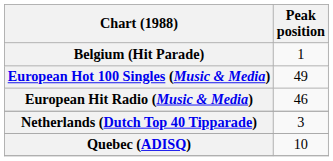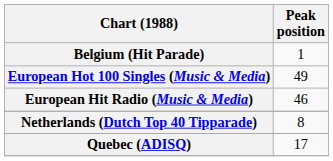(301, 122) 3 -> (301, 122) 8
(301, 144) 10 -> (301, 144) 17
